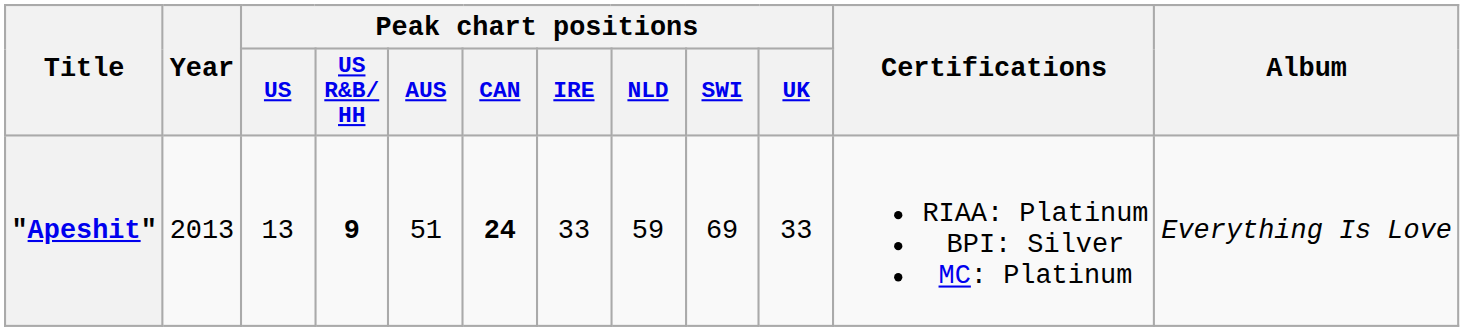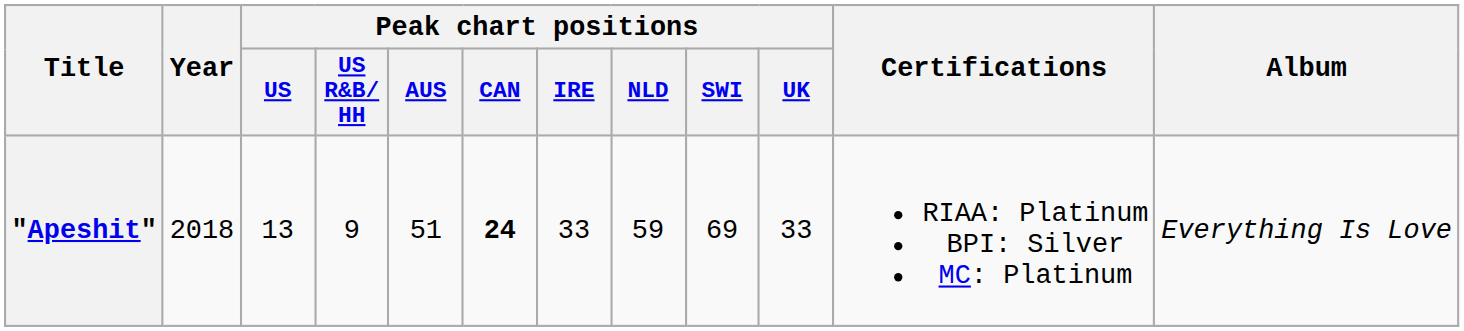(202, 230) 2013 -> (202, 230) 2018
(352, 230) bold -> (352, 230) normal
